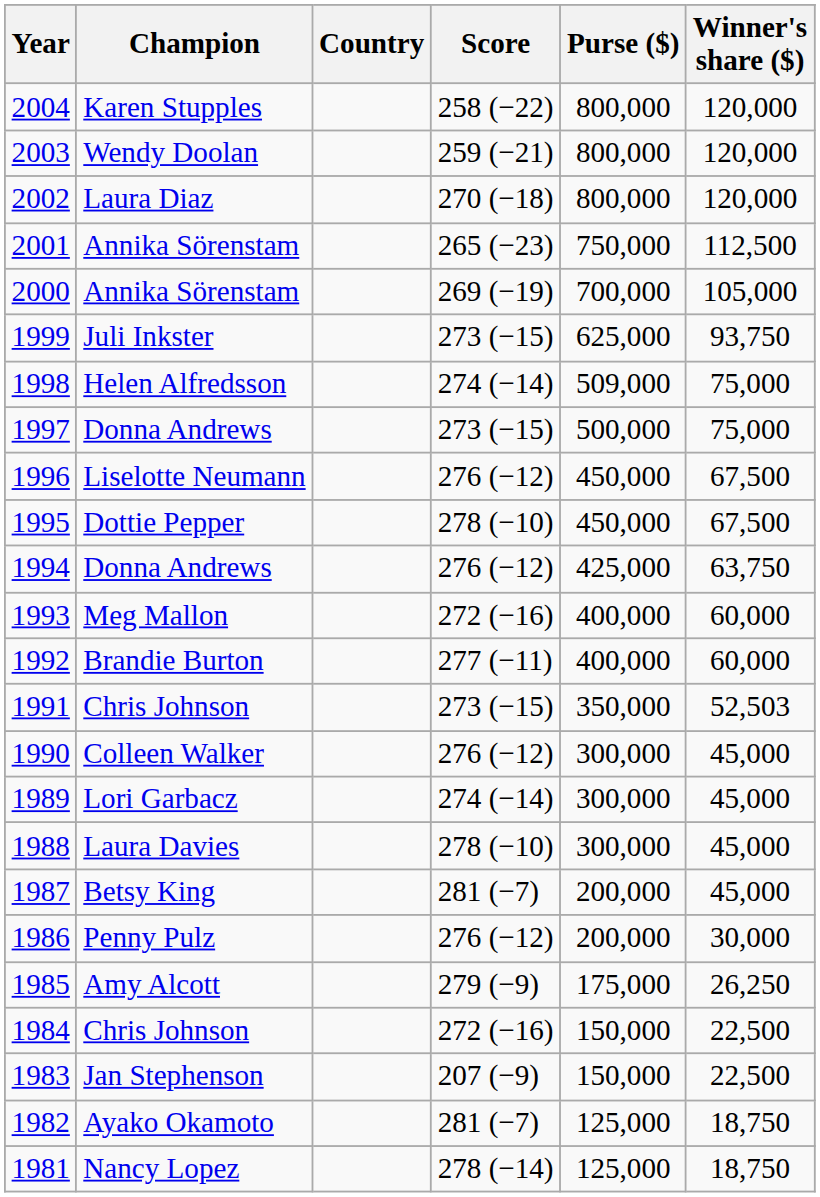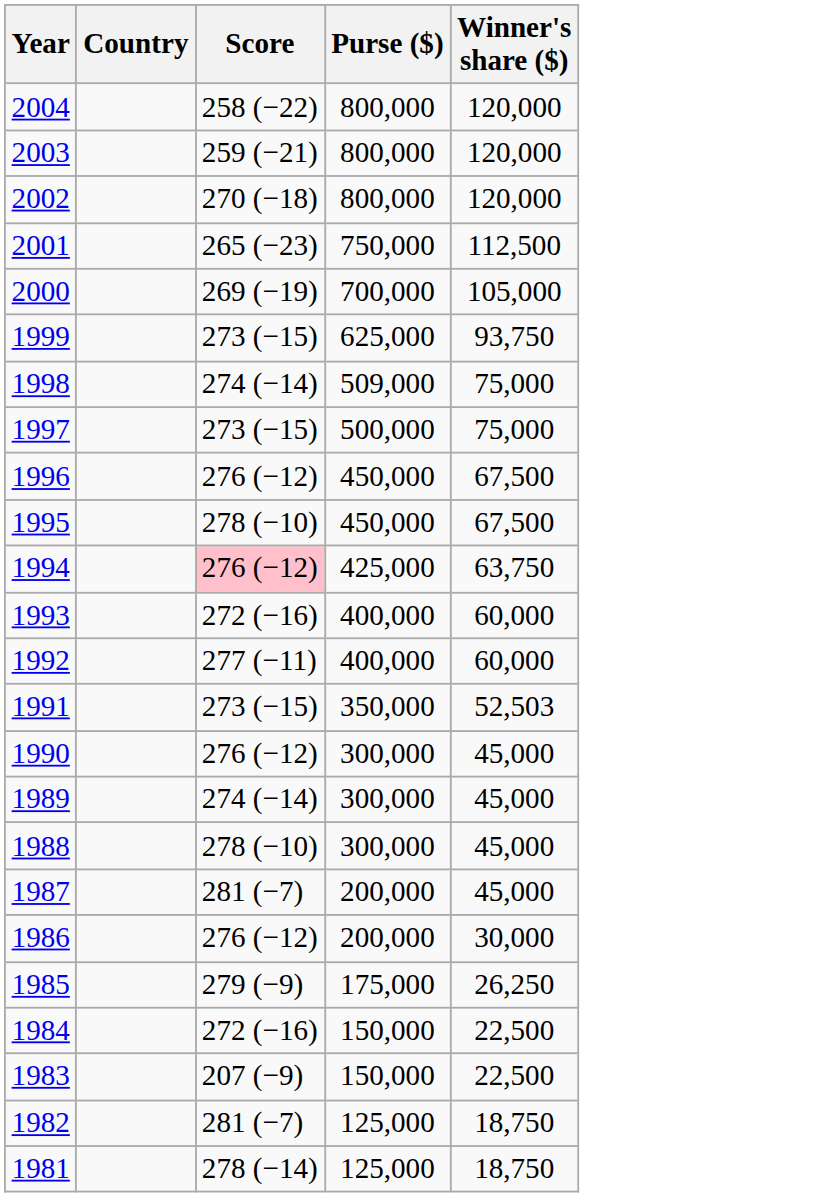- column: (194, 43)
(496, 568) no background -> (260, 568) pink background
